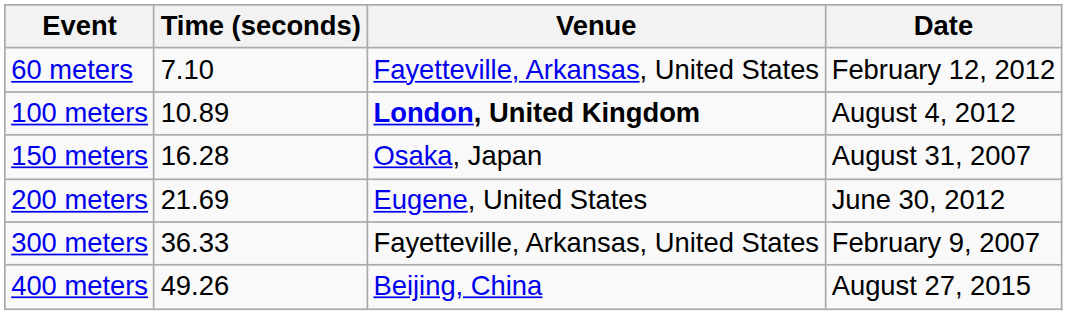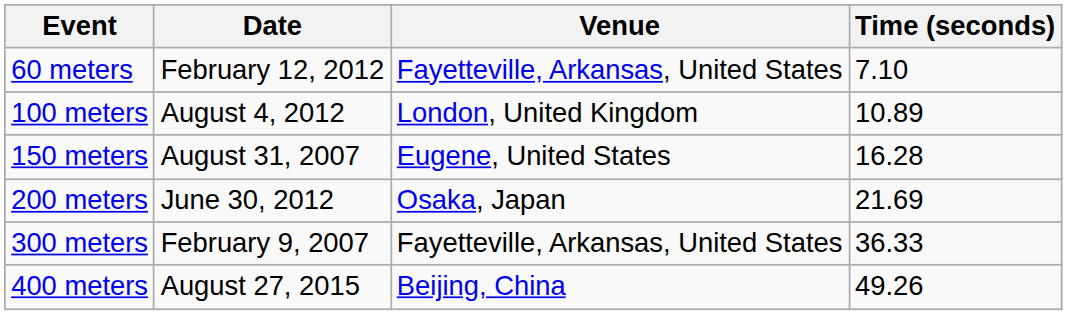columns swapped: (261, 26) <-> (943, 26)
(537, 112) bold -> (547, 112) normal
(458, 156) Osaka, Japan -> (534, 156) Eugene, United States
(510, 199) Eugene, United States -> (481, 199) Osaka, Japan
